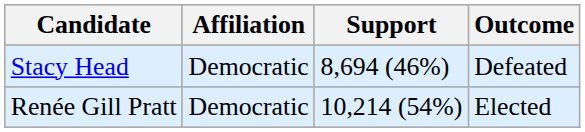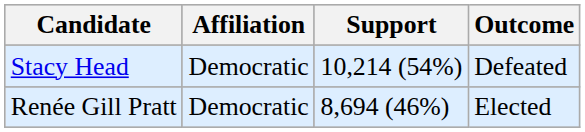(385, 65) 8,694 (46%) -> (391, 65) 10,214 (54%)
(391, 106) 10,214 (54%) -> (385, 106) 8,694 (46%)
